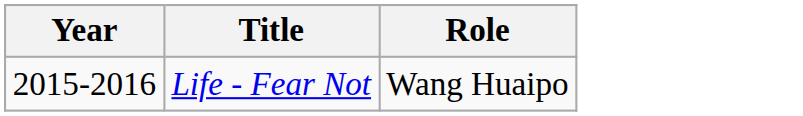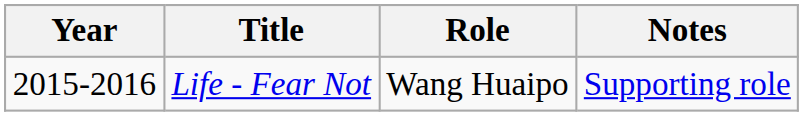+ column: (687, 30)
